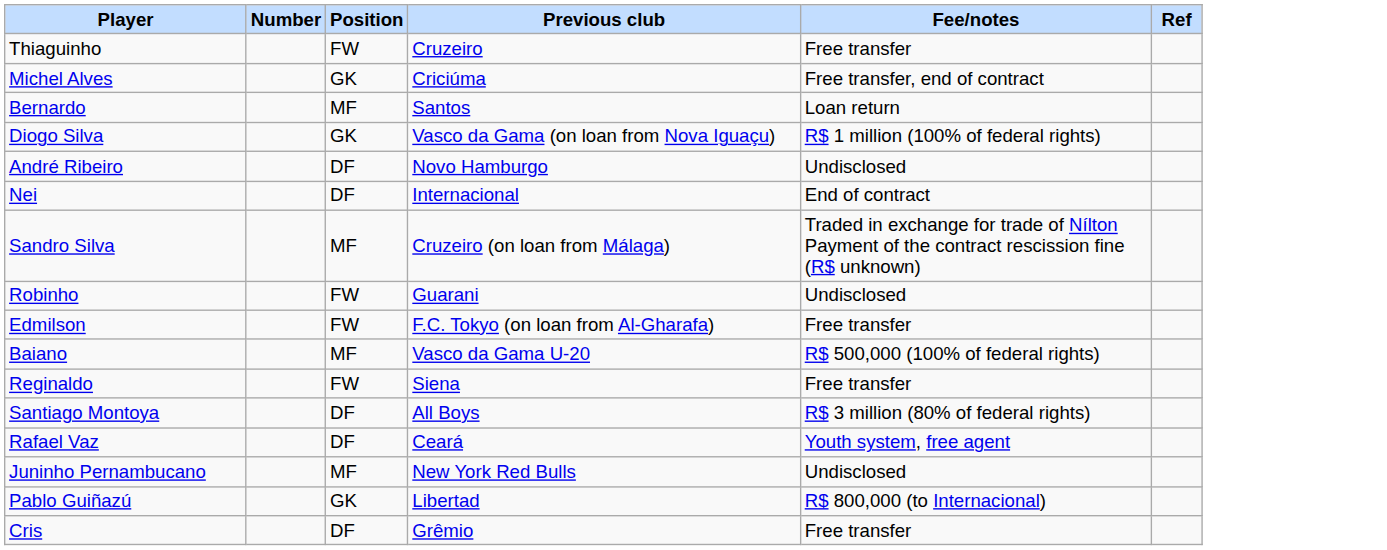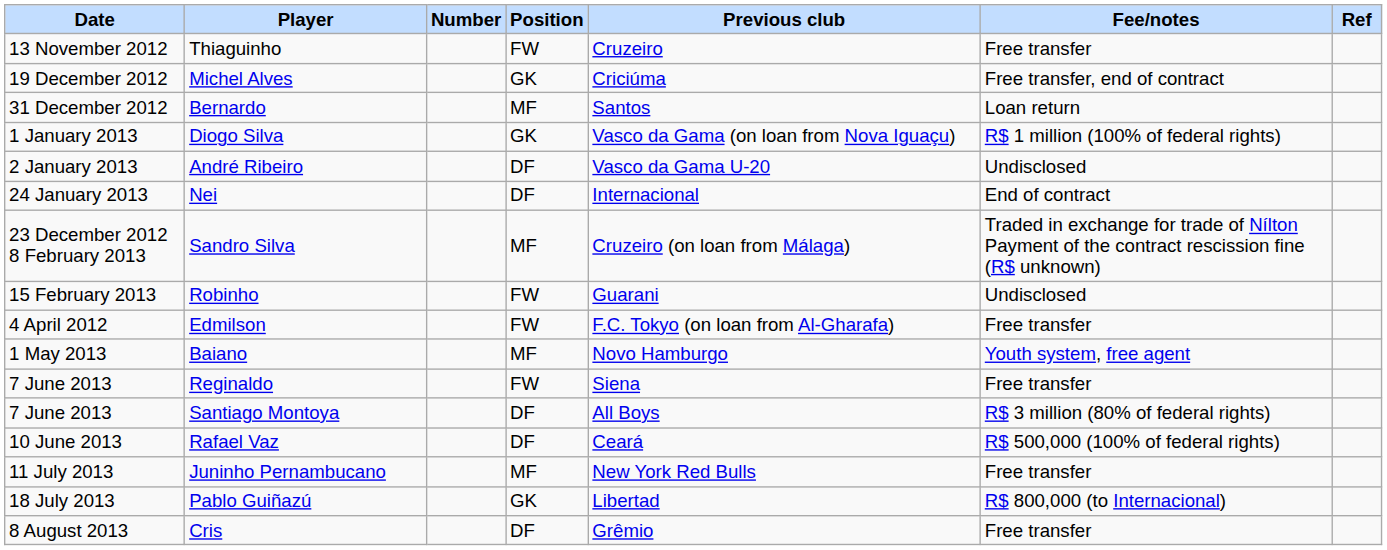+ column: (95, 19)
(480, 166) Novo Hamburgo -> (681, 166) Vasco da Gama U-20
(501, 354) Vasco da Gama U-20 -> (660, 354) Novo Hamburgo
(952, 354) R$ 500,000 (100% of federal rights) -> (1087, 354) Youth system, free agent
(907, 442) Youth system, free agent -> (1132, 442) R$ 500,000 (100% of federal rights)
(855, 471) Undisclosed -> (1038, 471) Free transfer
